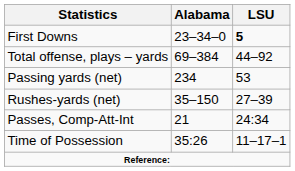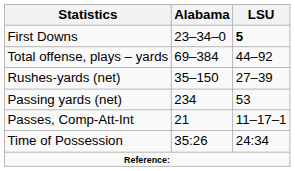rows swapped: (64, 99) <-> (65, 78)
(252, 120) 24:34 -> (261, 120) 11–17–1
(261, 141) 11–17–1 -> (252, 141) 24:34
